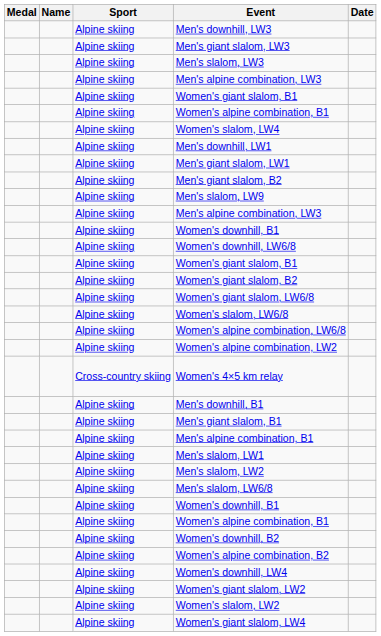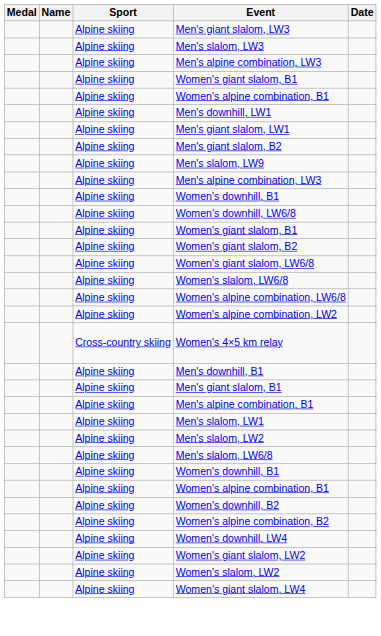- row: (105, 29)
- row: (105, 130)
